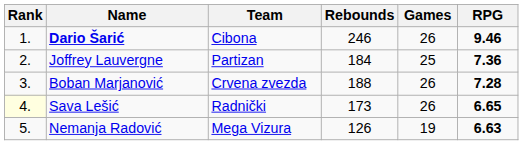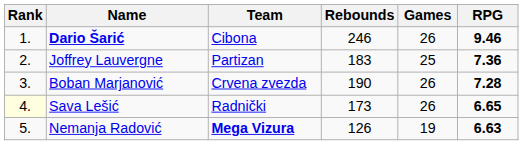(360, 60) 184 -> (360, 60) 183
(360, 83) 188 -> (360, 83) 190
(251, 128) normal -> (253, 128) bold
